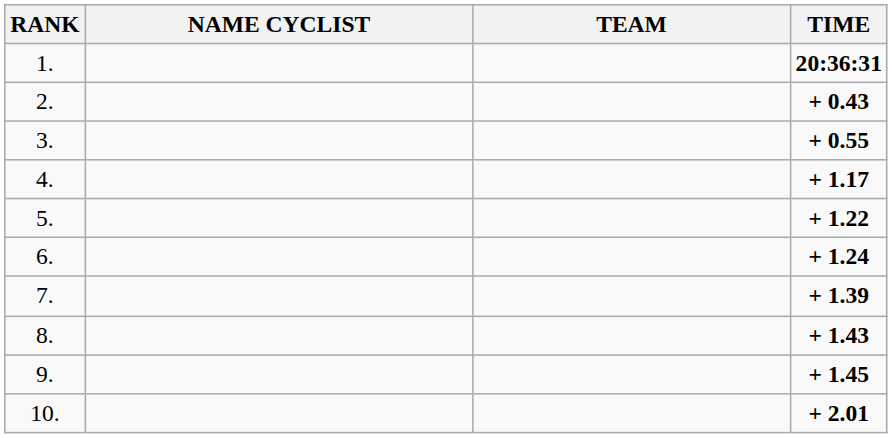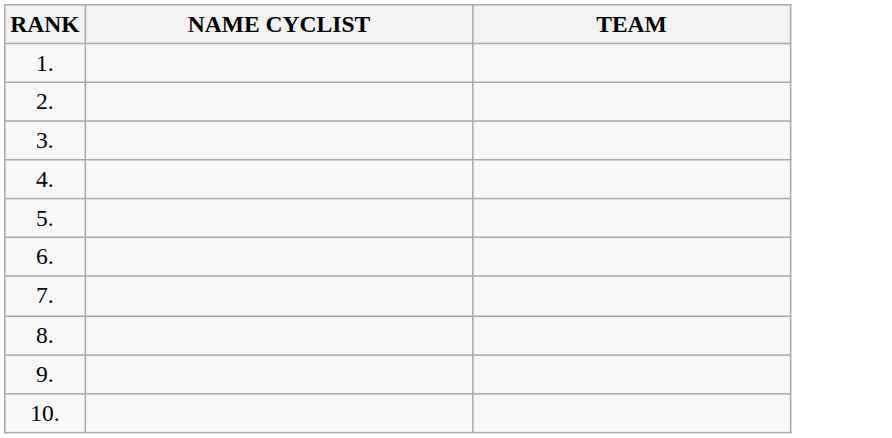- column: (839, 24)
